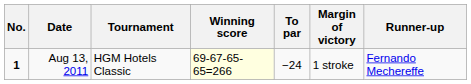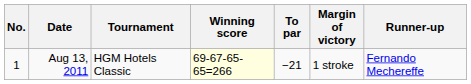(16, 64) bold -> (16, 64) normal
(292, 64) −24 -> (292, 64) −21
